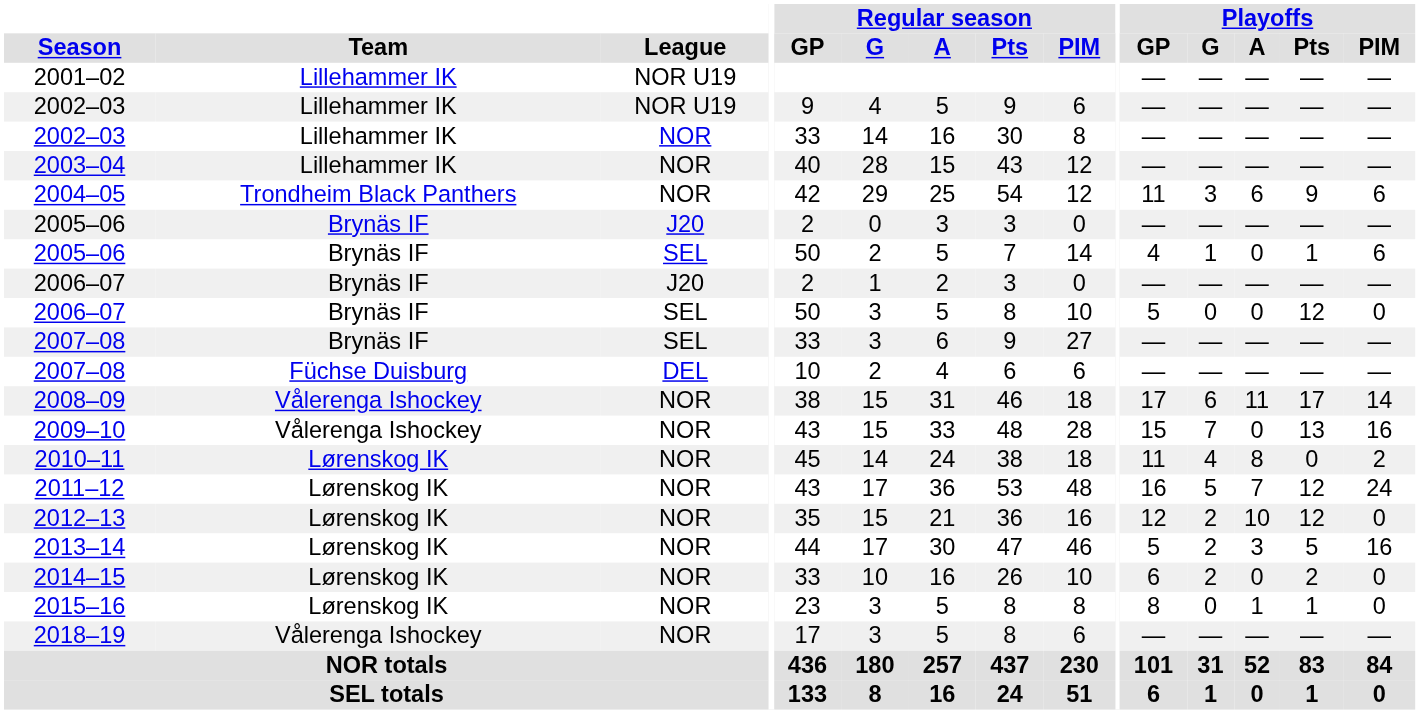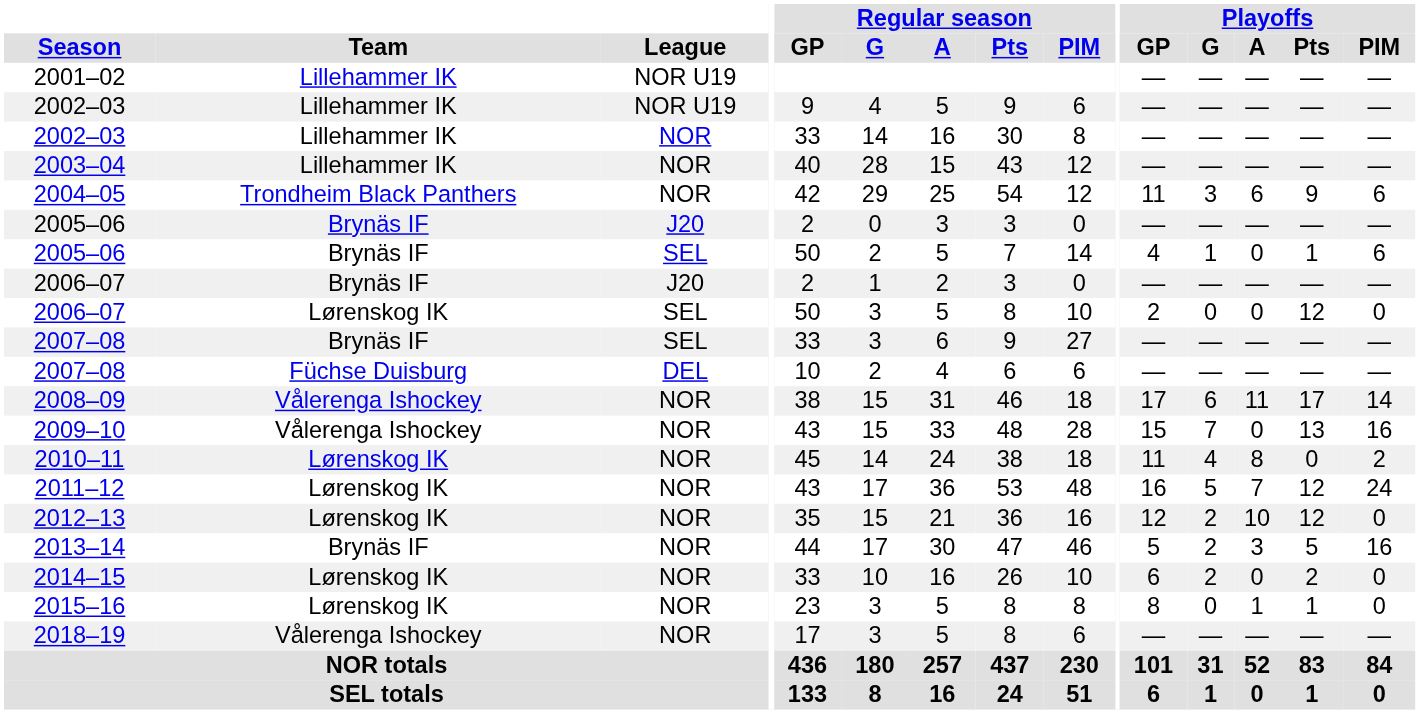(378, 312) Brynäs IF -> (378, 312) Lørenskog IK
(1153, 312) 5 -> (1153, 312) 2
(378, 547) Lørenskog IK -> (378, 547) Brynäs IF
